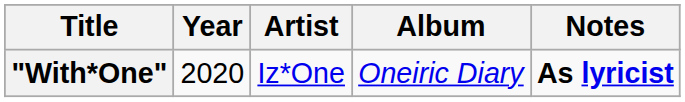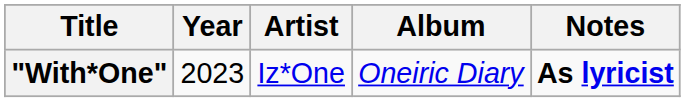(212, 72) 2020 -> (212, 72) 2023
